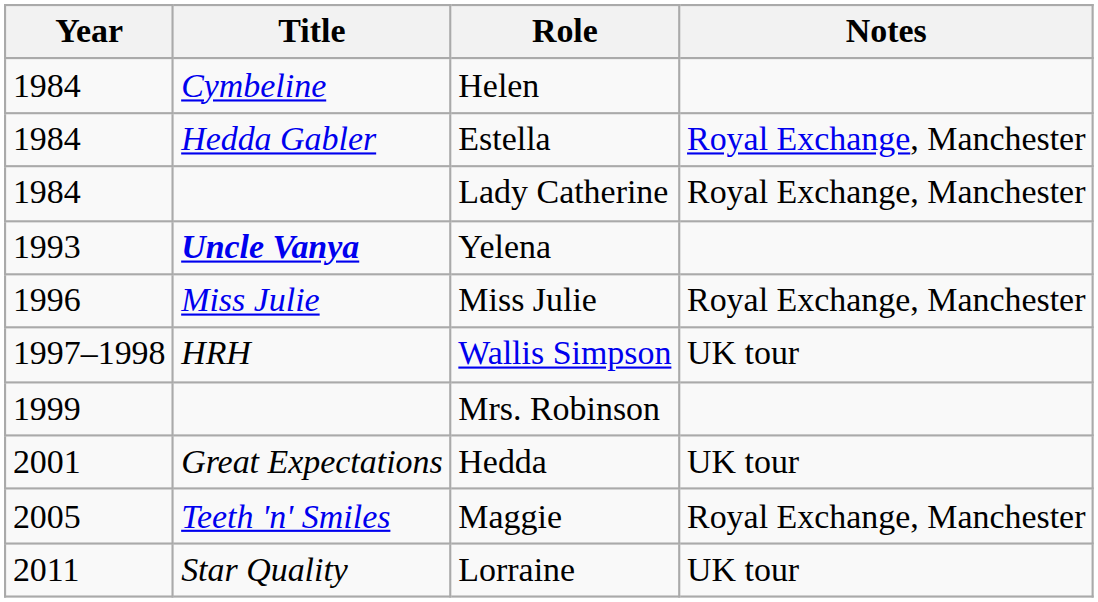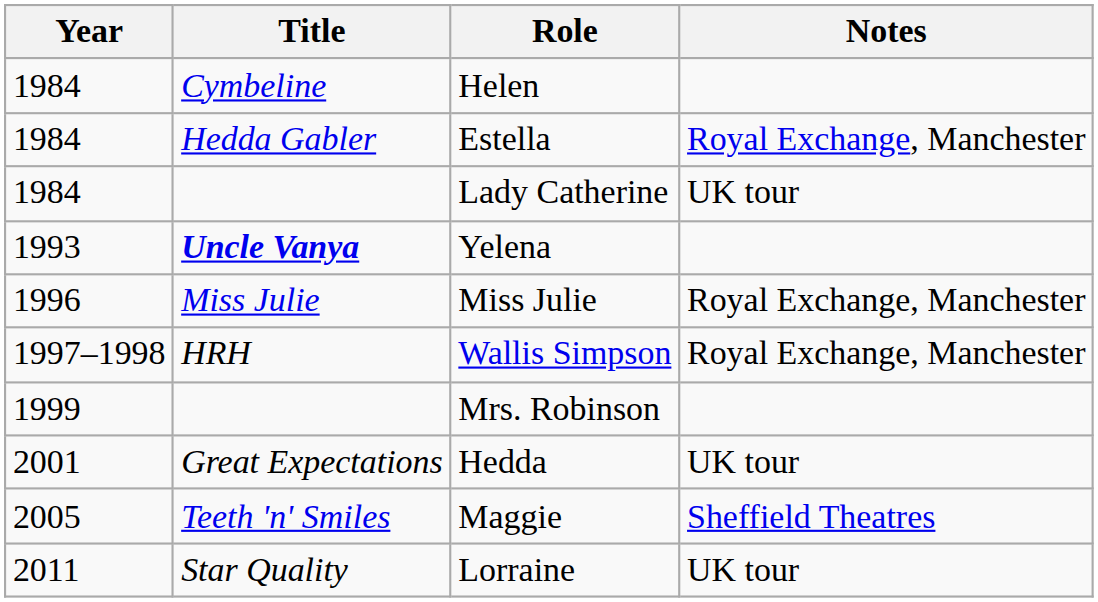(886, 192) Royal Exchange, Manchester -> (743, 192) UK tour
(743, 354) UK tour -> (886, 354) Royal Exchange, Manchester
(886, 515) Royal Exchange, Manchester -> (811, 515) Sheffield Theatres
